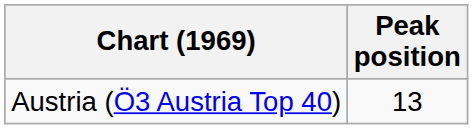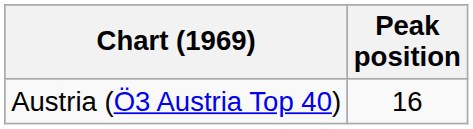(407, 100) 13 -> (407, 100) 16
